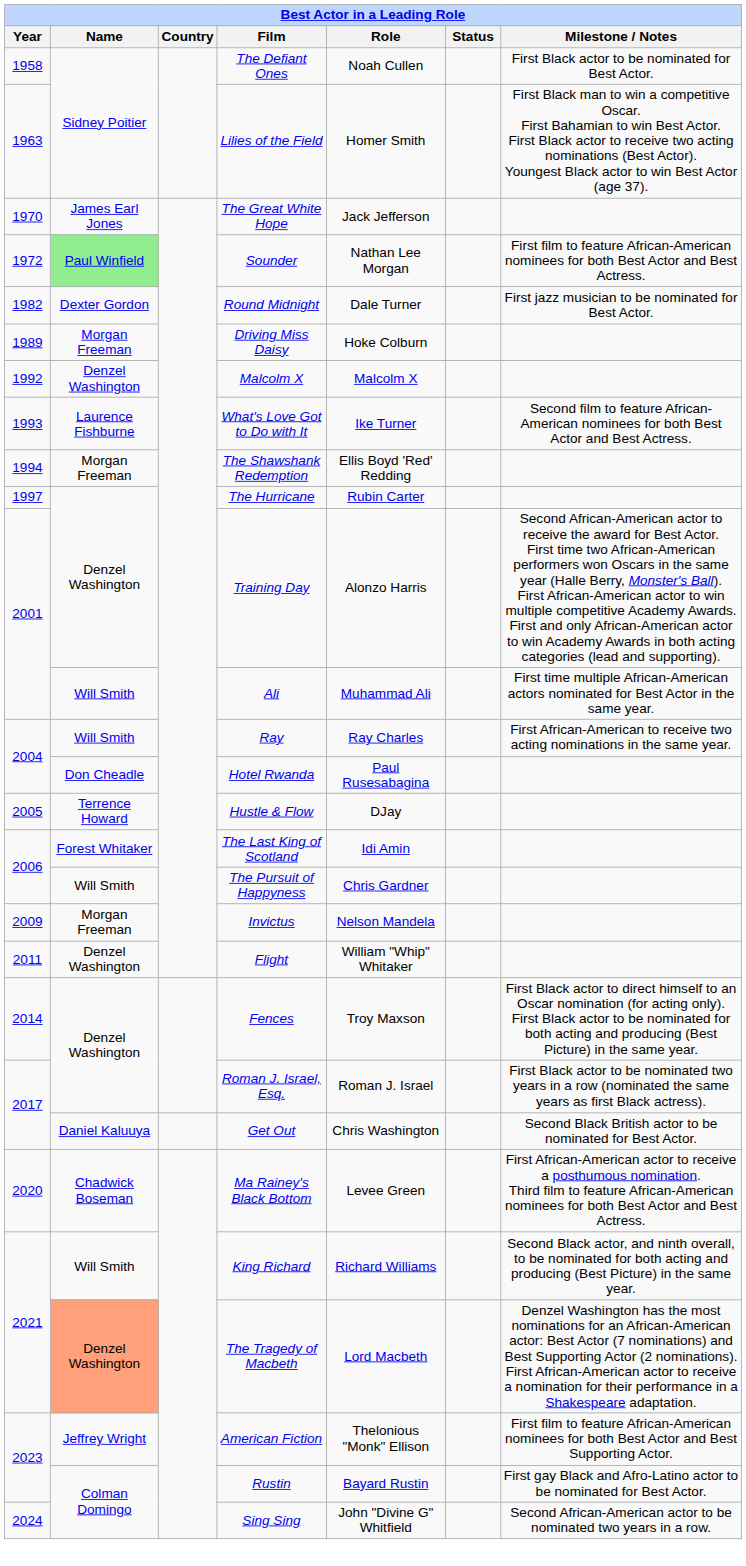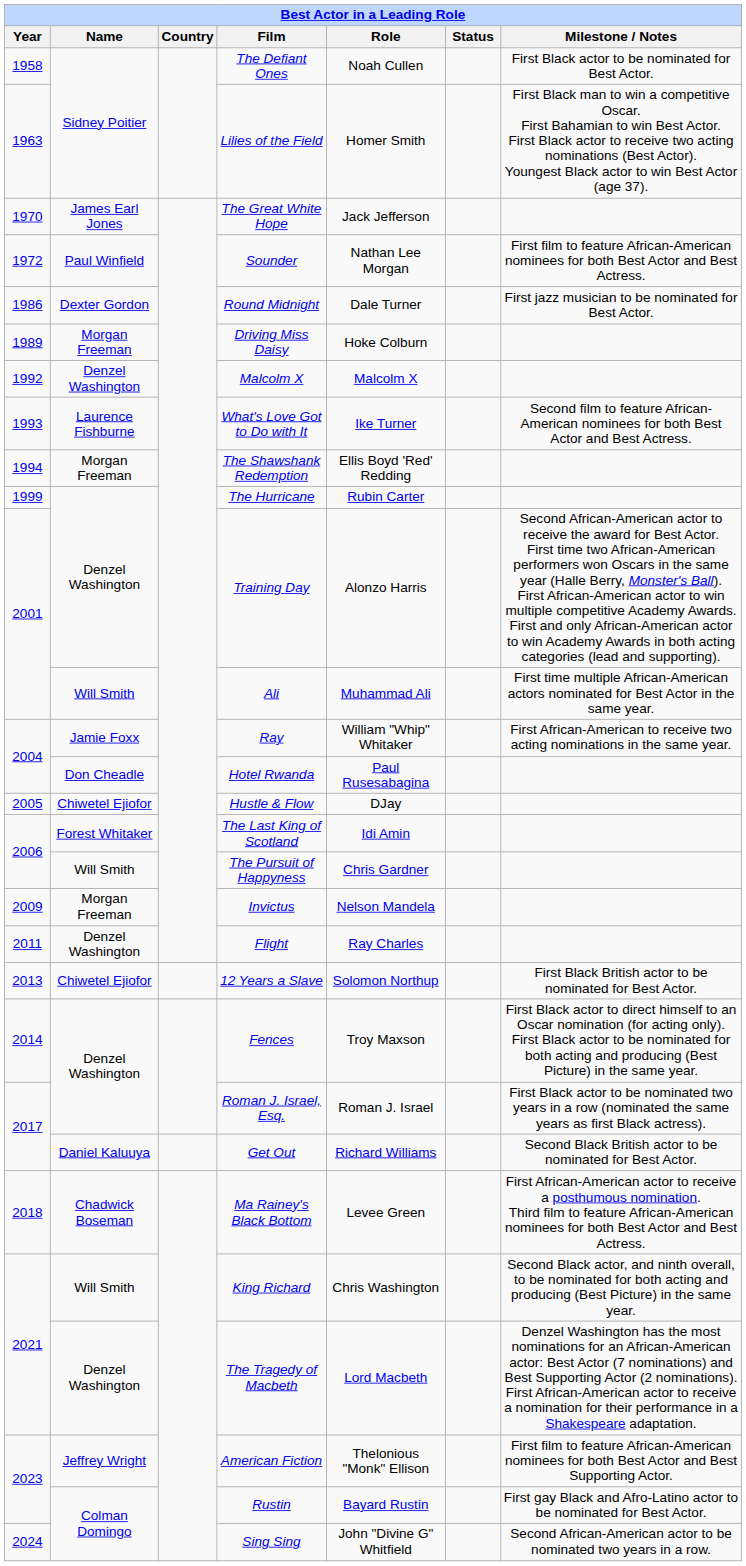(104, 260) lightgreen background -> (104, 260) no background
(27, 305) 1982 -> (27, 305) 1986
(27, 497) 1997 -> (27, 497) 1999
(104, 737) Will Smith -> (104, 737) Jamie Foxx
(386, 737) Ray Charles -> (386, 737) William "Whip" Whitaker
(104, 811) Terrence Howard -> (104, 804) Chiwetel Ejiofor
(386, 959) William "Whip" Whitaker -> (386, 943) Ray Charles
+ row: (271, 980)
(386, 1131) Chris Washington -> (386, 1152) Richard Williams
(27, 1190) 2020 -> (27, 1212) 2018
(386, 1265) Richard Williams -> (386, 1287) Chris Washington
(104, 1356) lightsalmon background -> (104, 1377) no background
